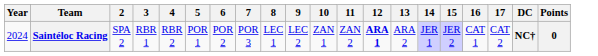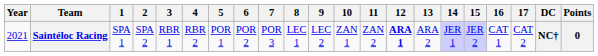+ column: (122, 12)
(17, 36) 2024 -> (17, 36) 2021
